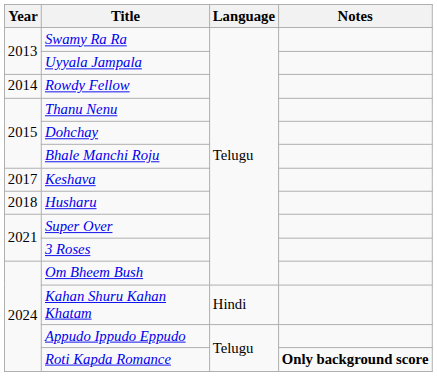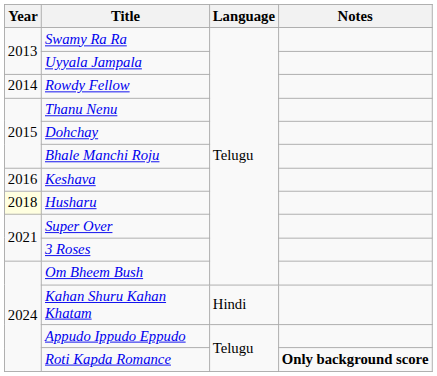(23, 179) 2017 -> (23, 179) 2016
(23, 202) no background -> (23, 202) lightyellow background
